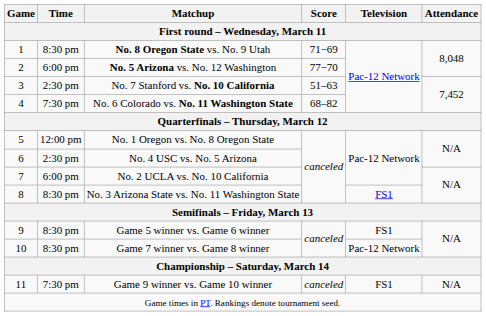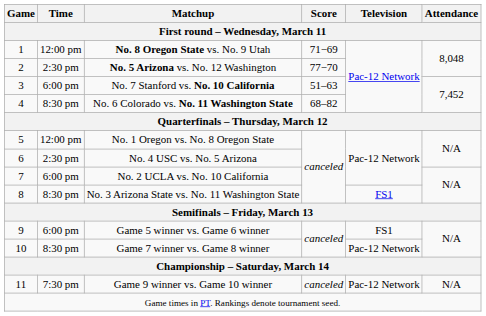(61, 49) 8:30 pm -> (61, 49) 12:00 pm
(61, 67) 6:00 pm -> (61, 67) 2:30 pm
(61, 85) 2:30 pm -> (61, 85) 6:00 pm
(61, 103) 7:30 pm -> (61, 103) 8:30 pm
(61, 230) 8:30 pm -> (61, 230) 6:00 pm
(384, 284) FS1 -> (384, 284) Pac-12 Network
